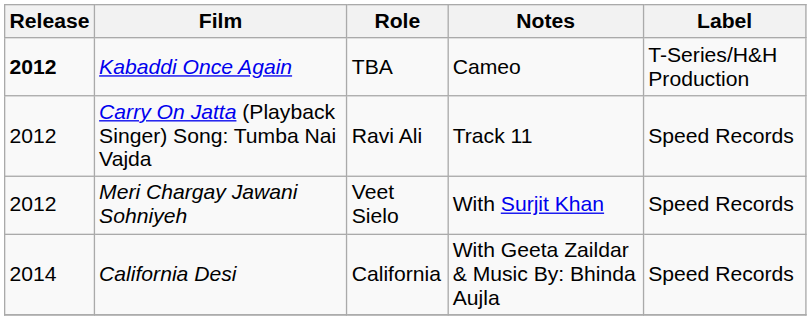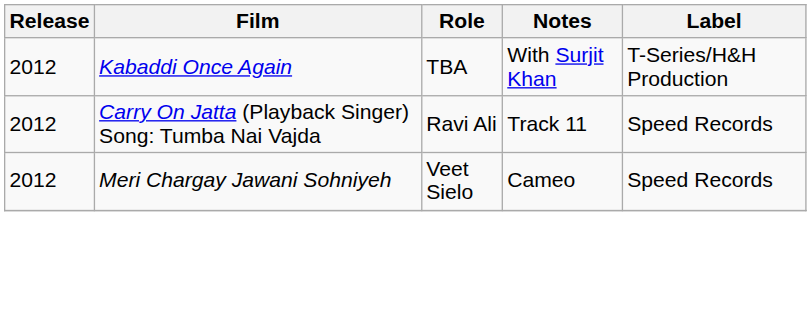(33, 66) bold -> (33, 66) normal
(487, 66) Cameo -> (555, 66) With Surjit Khan
(528, 204) With Surjit Khan -> (541, 181) Cameo
- row: (168, 274)
